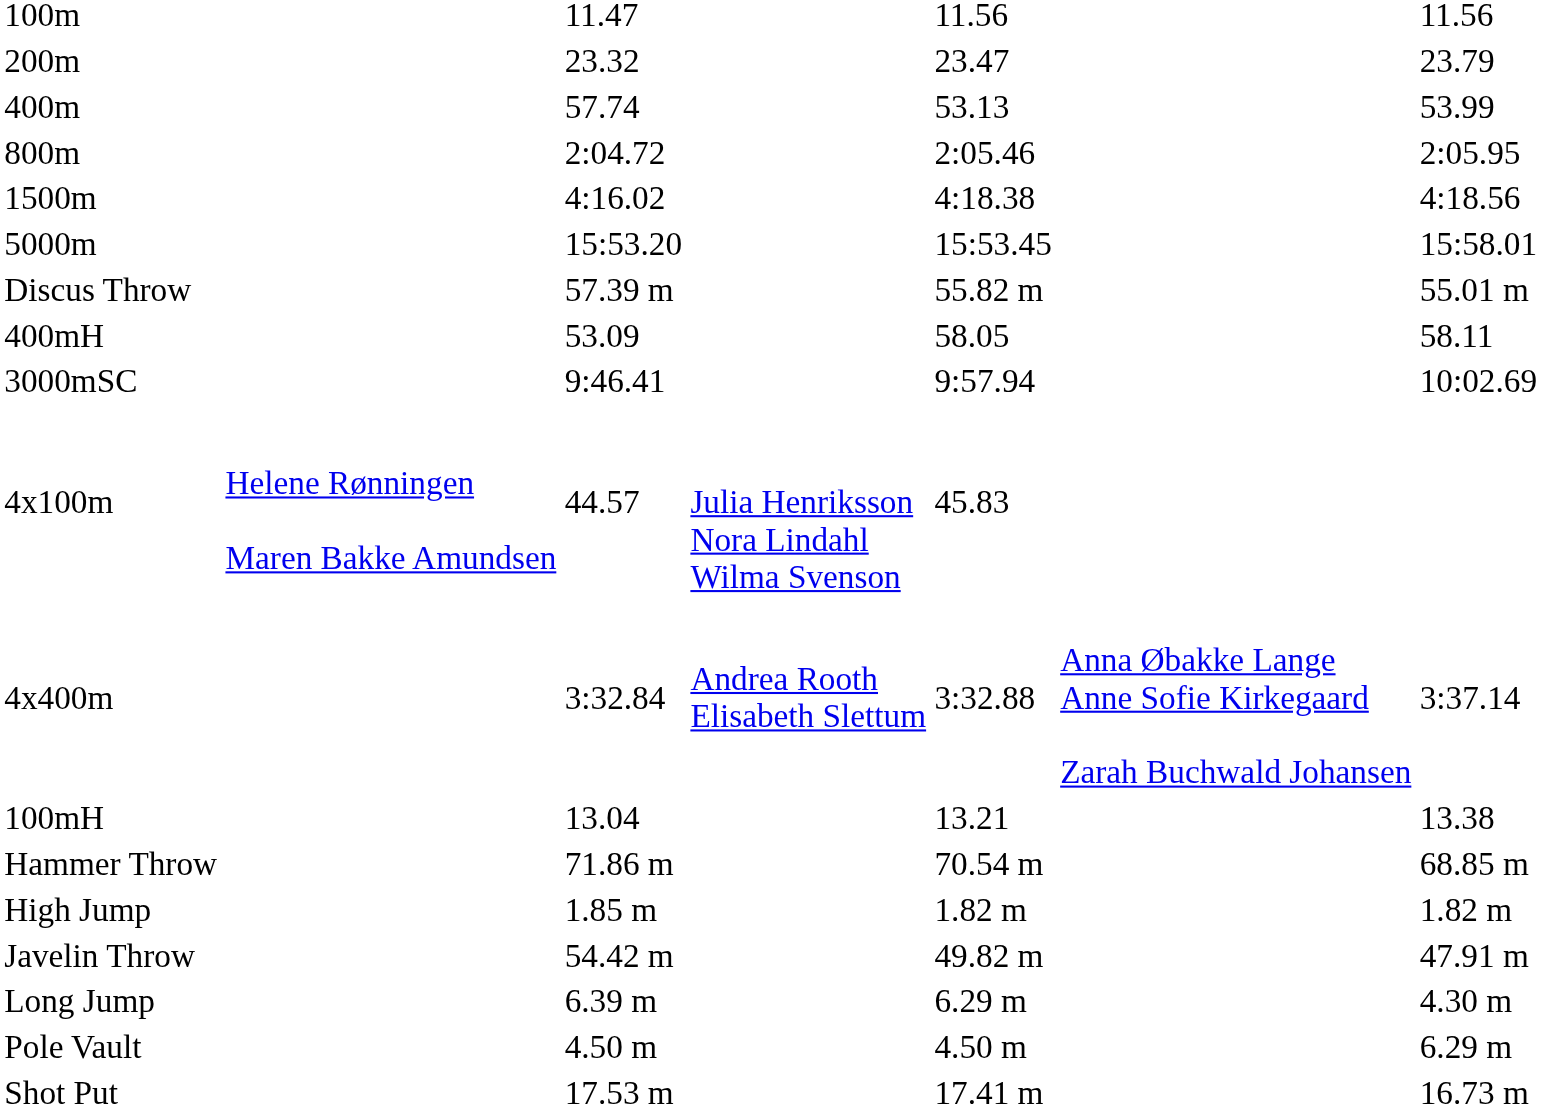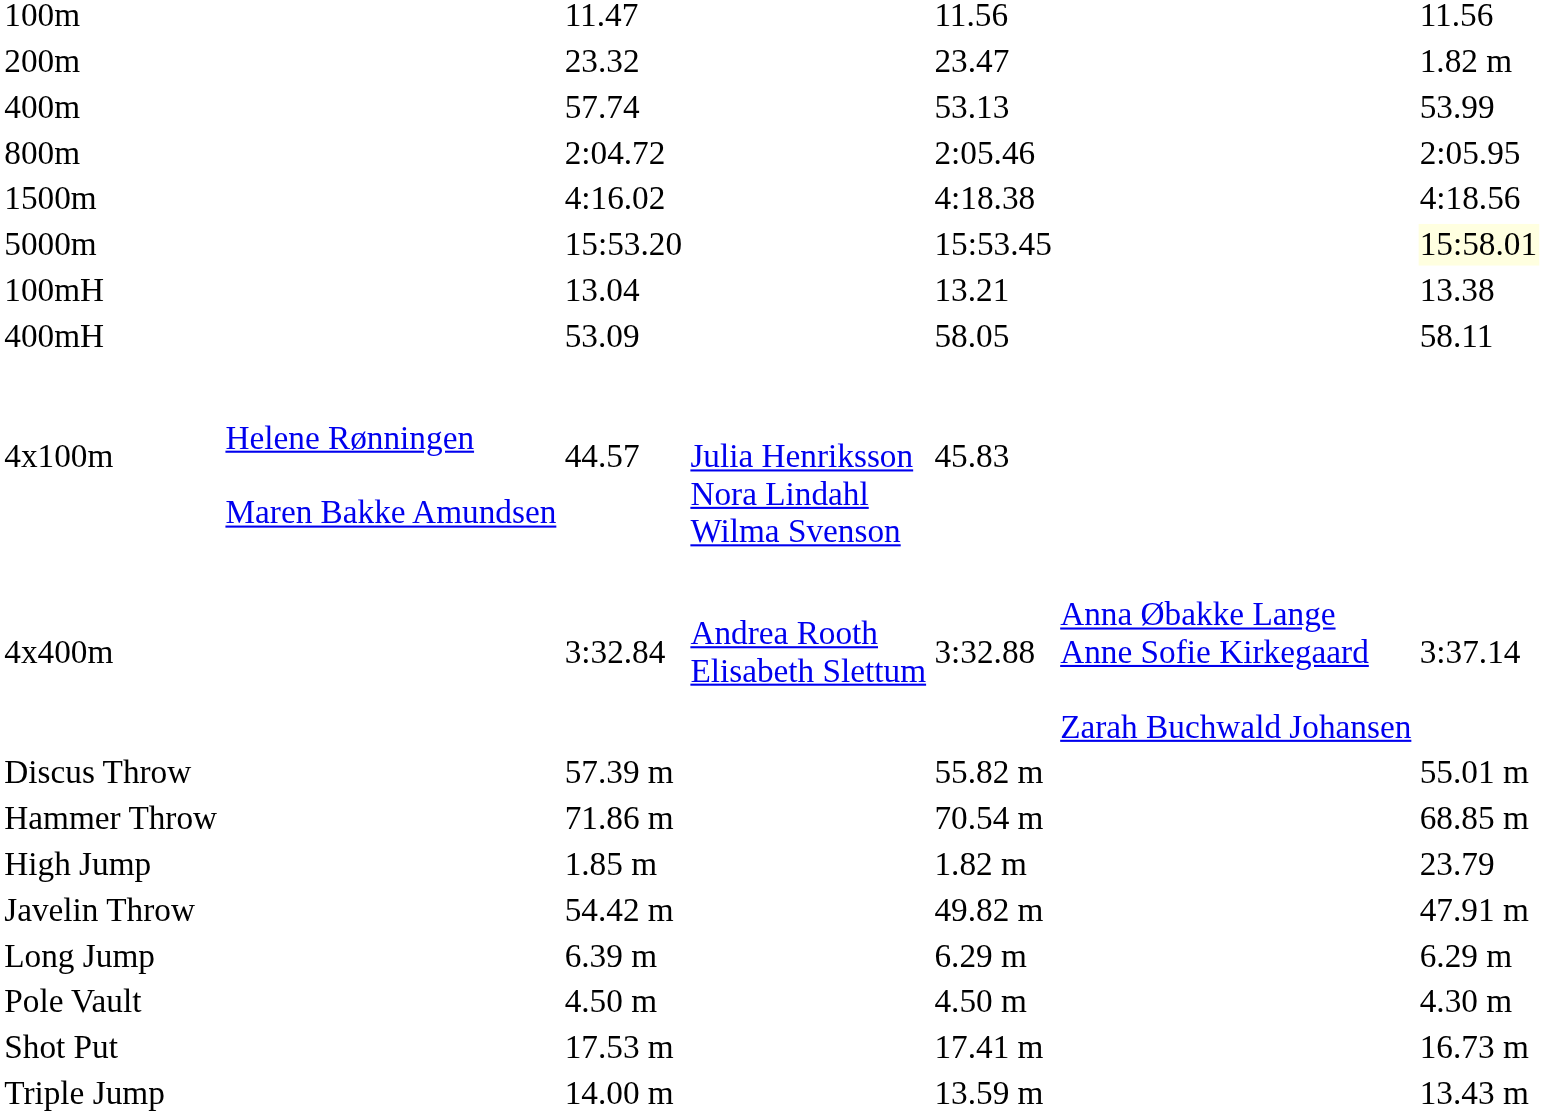(1457, 61) 23.79 -> (1466, 61) 1.82 m
(1478, 244) no background -> (1478, 244) lightyellow background
rows swapped: (54, 818) <-> (98, 289)
- row: (71, 381)
(1466, 909) 1.82 m -> (1457, 864) 23.79
(1466, 1001) 4.30 m -> (1466, 955) 6.29 m
(1466, 1047) 6.29 m -> (1466, 1001) 4.30 m
+ row: (85, 1092)
